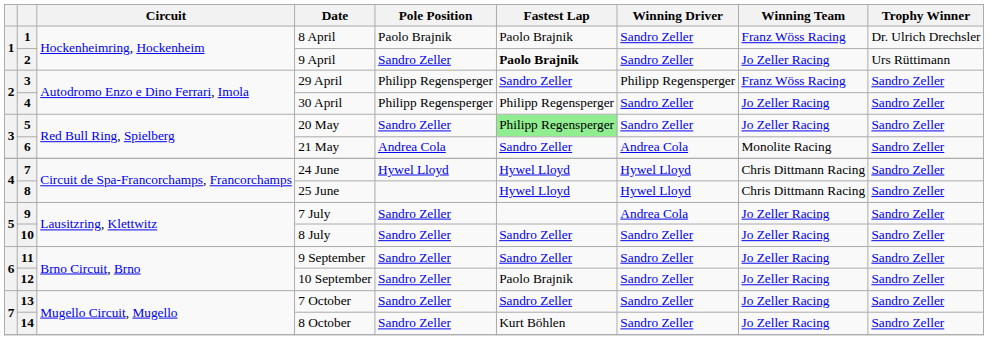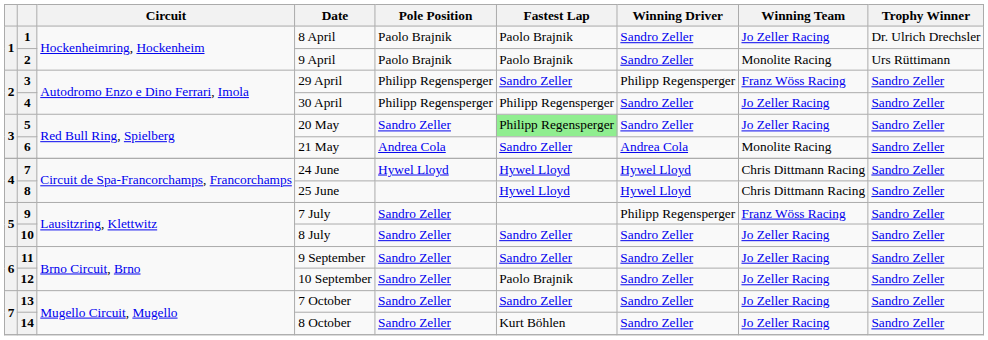(794, 37) Franz Wöss Racing -> (786, 37) Jo Zeller Racing
(415, 59) Sandro Zeller -> (415, 59) Paolo Brajnik
(539, 59) bold -> (536, 59) normal
(786, 59) Jo Zeller Racing -> (786, 59) Monolite Racing
(654, 212) Andrea Cola -> (678, 212) Philipp Regensperger
(786, 212) Jo Zeller Racing -> (794, 212) Franz Wöss Racing
